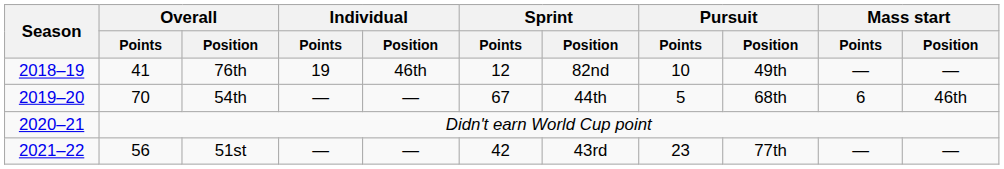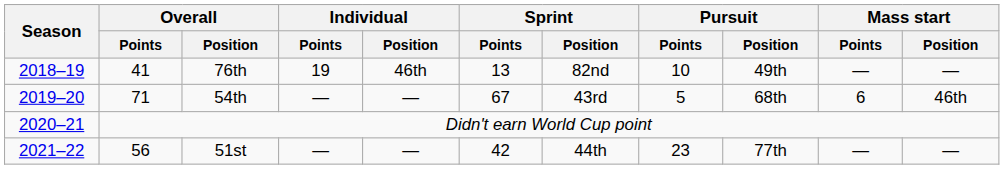(501, 71) 12 -> (501, 71) 13
(141, 97) 70 -> (141, 97) 71
(591, 97) 44th -> (591, 97) 43rd
(591, 151) 43rd -> (591, 151) 44th
